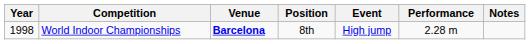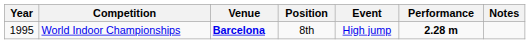(22, 30) 1998 -> (22, 30) 1995
(441, 30) normal -> (441, 30) bold
